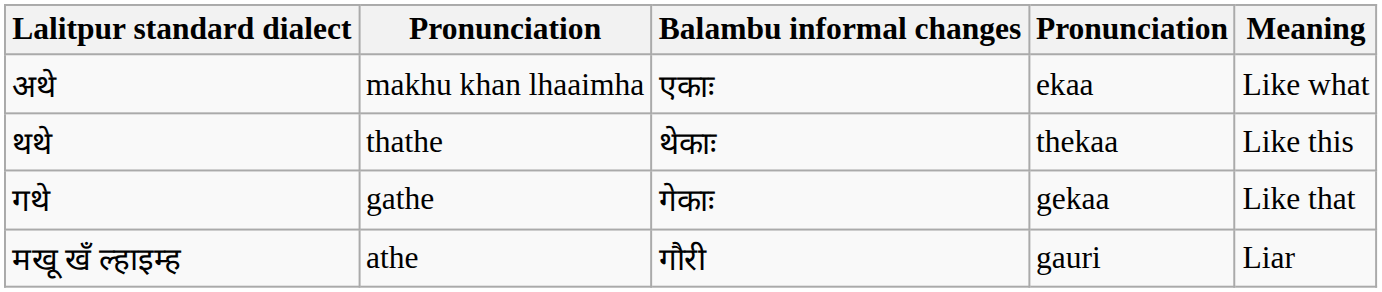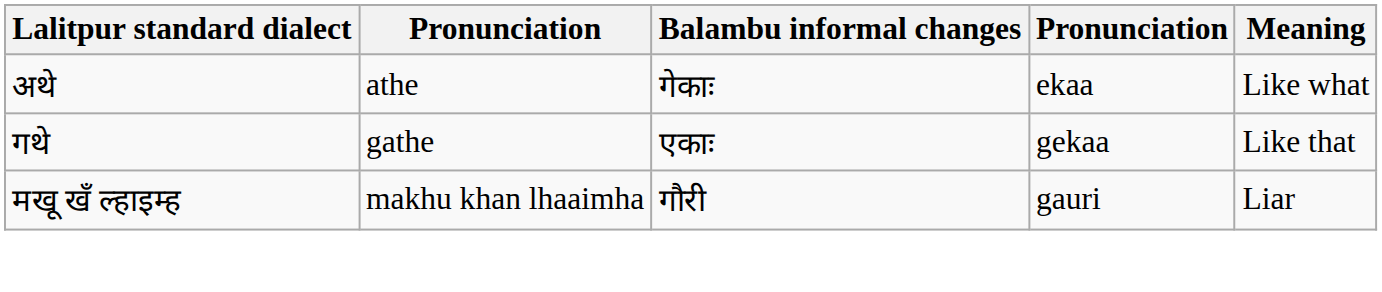(505, 83) makhu khan lhaaimha -> (392, 83) athe
(686, 85) एकाः -> (686, 85) गेकाः
- row: (32, 143)
(686, 201) गेकाः -> (686, 143) एकाः
(392, 257) athe -> (505, 199) makhu khan lhaaimha
